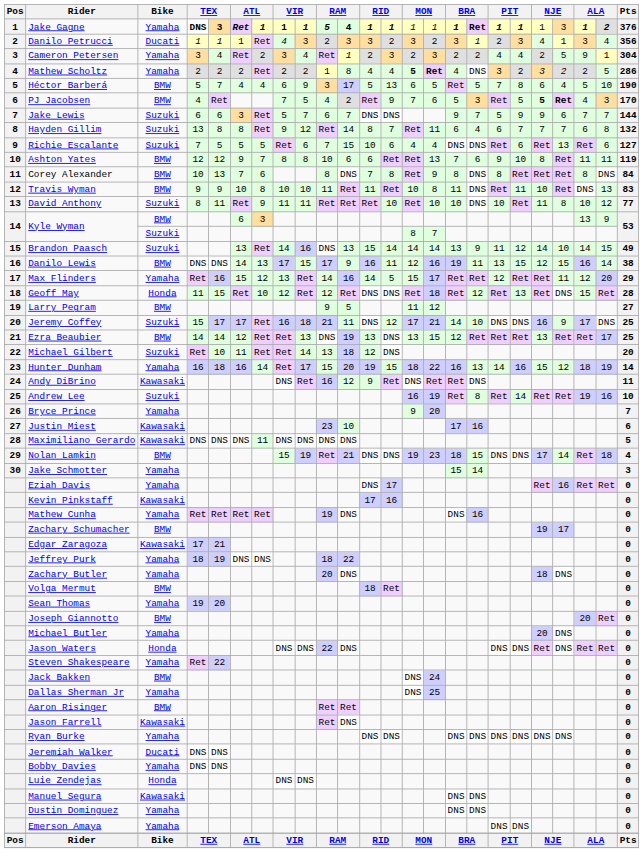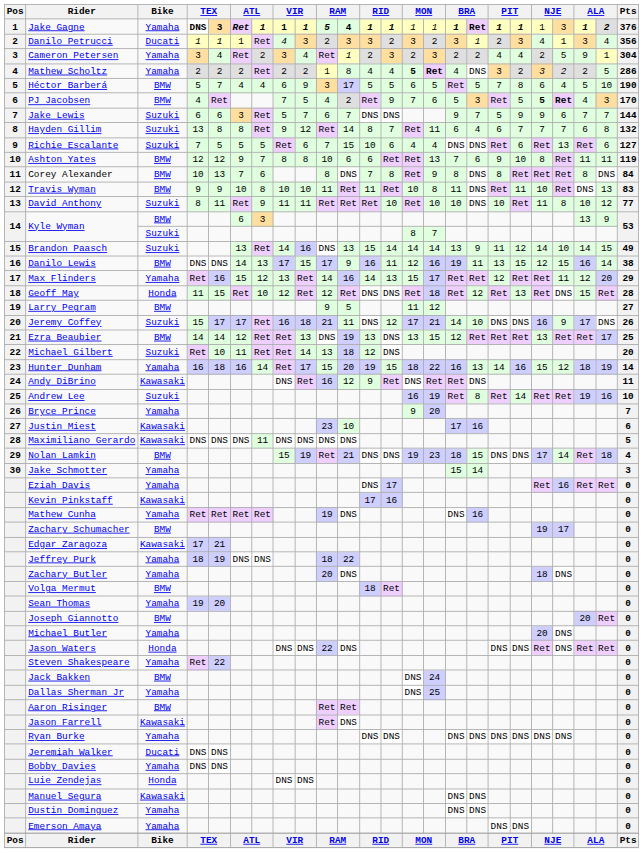(392, 86) 13 -> (392, 86) 5
(392, 278) 5 -> (392, 278) 13
(628, 323) 25 -> (628, 323) 26
